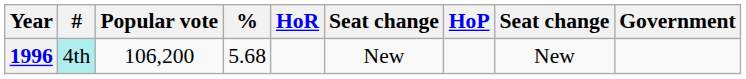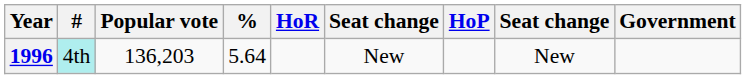(159, 55) 106,200 -> (159, 55) 136,203
(247, 55) 5.68 -> (247, 55) 5.64
